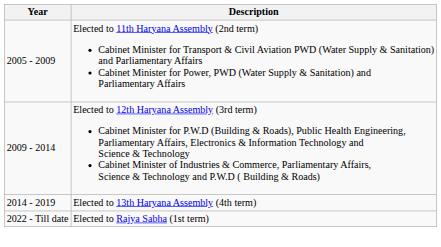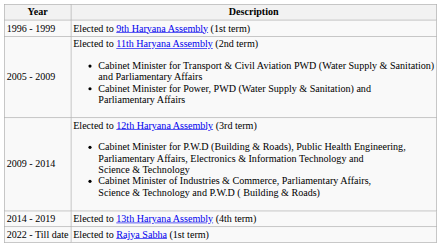+ row: (162, 28)
